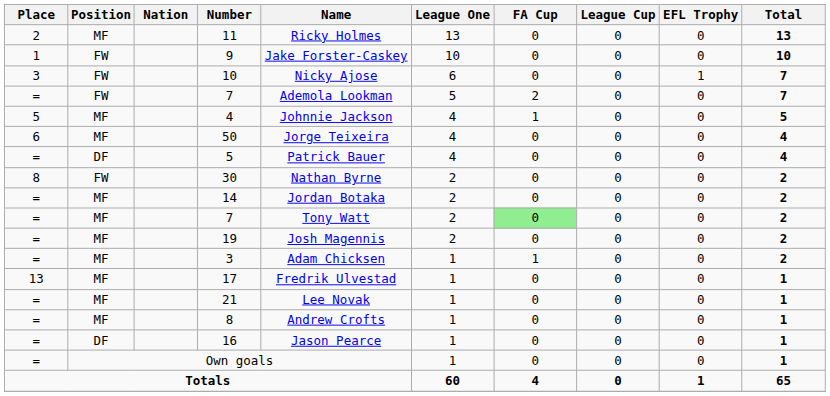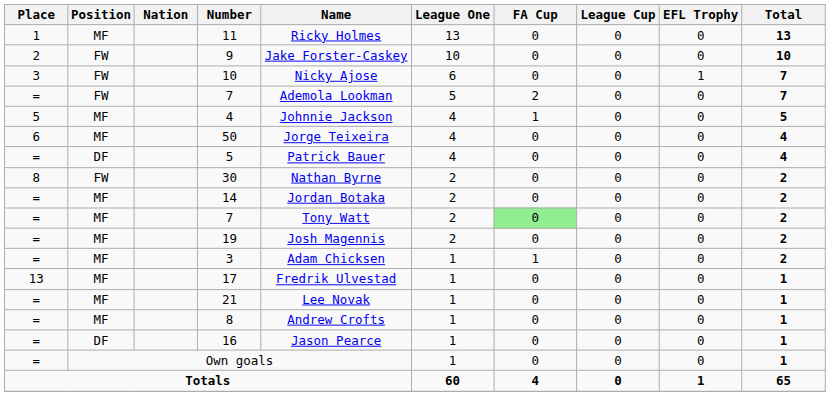(36, 35) 2 -> (36, 35) 1
(36, 55) 1 -> (36, 55) 2
